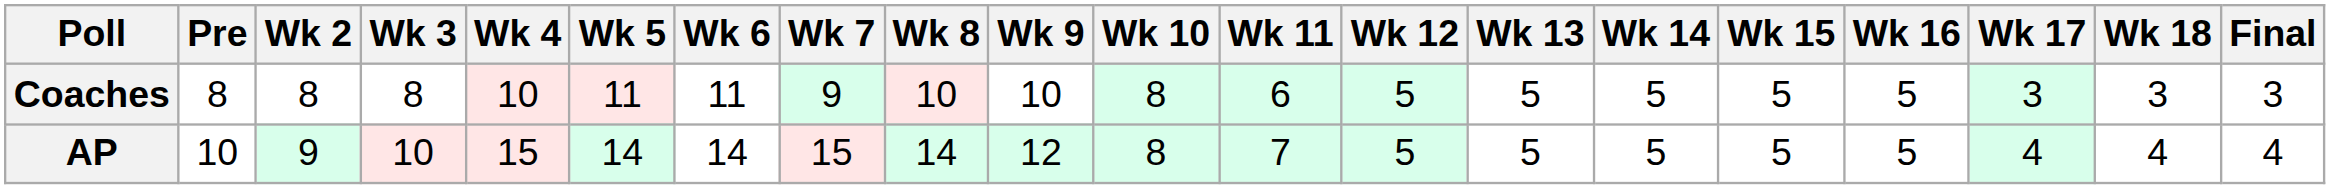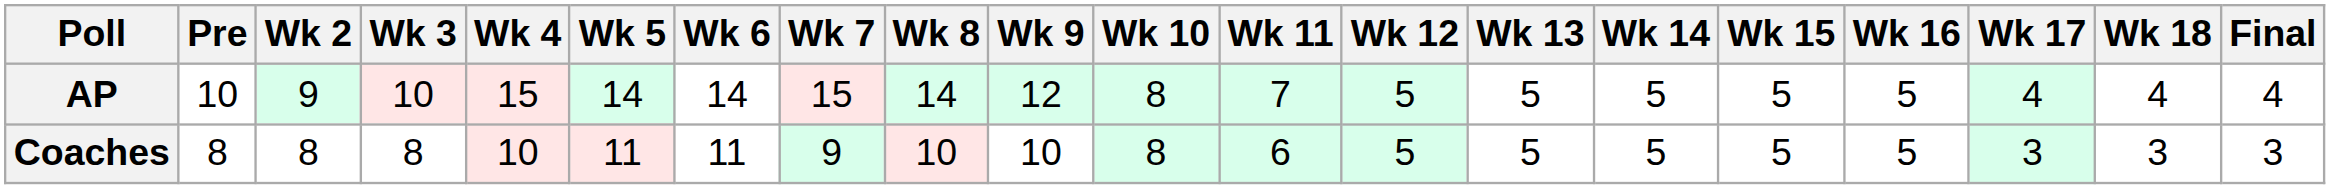rows swapped: (92, 152) <-> (92, 93)
